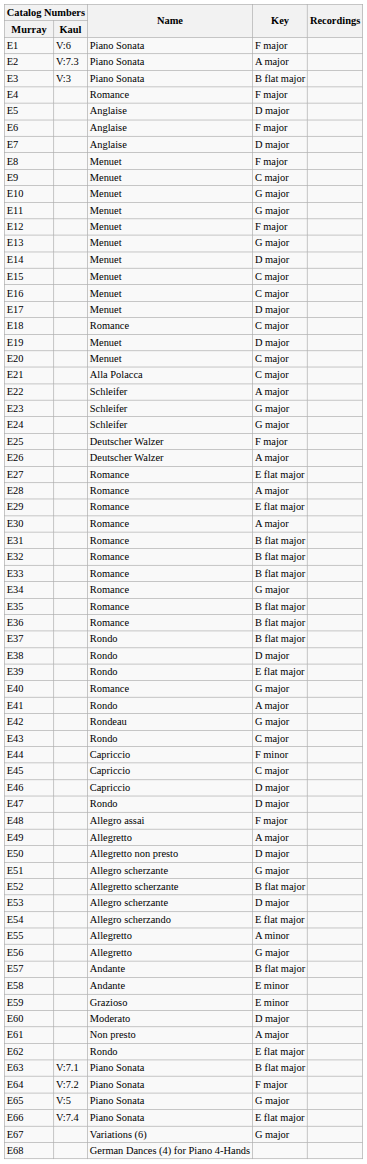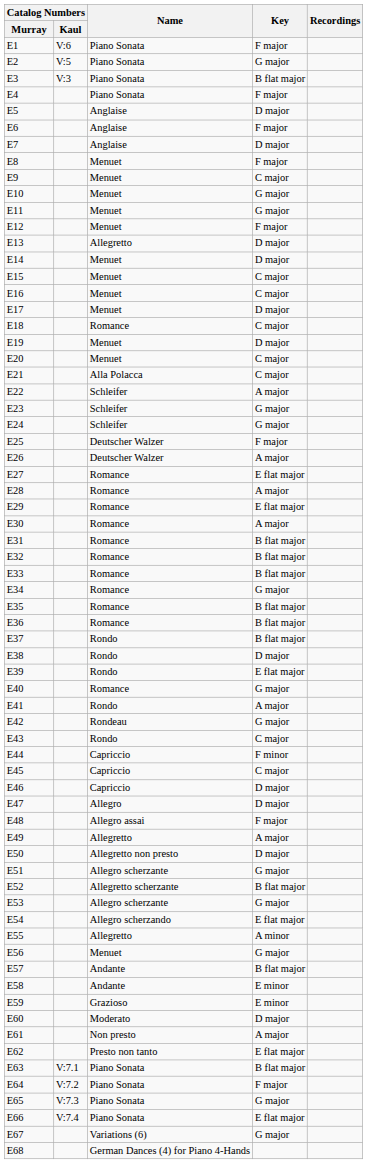(67, 62) V:7.3 -> (63, 62) V:5
(272, 62) A major -> (272, 62) G major
(109, 95) Romance -> (117, 95) Piano Sonata
(106, 243) Menuet -> (111, 243) Allegretto
(272, 243) G major -> (272, 243) D major
(104, 804) Rondo -> (106, 804) Allegro
(272, 903) D major -> (272, 903) G major
(111, 952) Allegretto -> (106, 952) Menuet
(104, 1051) Rondo -> (124, 1051) Presto non tanto
(63, 1101) V:5 -> (67, 1101) V:7.3
